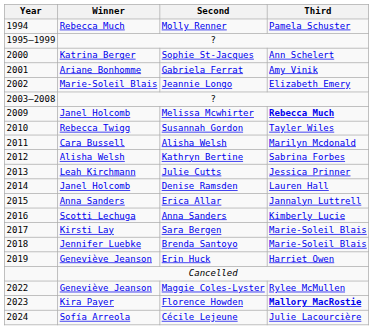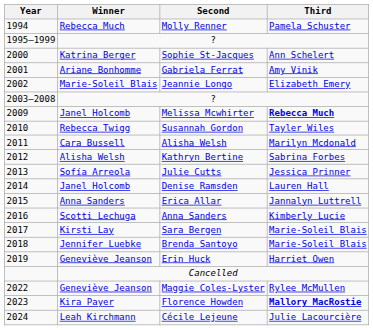(98, 172) Leah Kirchmann -> (95, 172) Sofía Arreola
(95, 318) Sofía Arreola -> (98, 318) Leah Kirchmann
